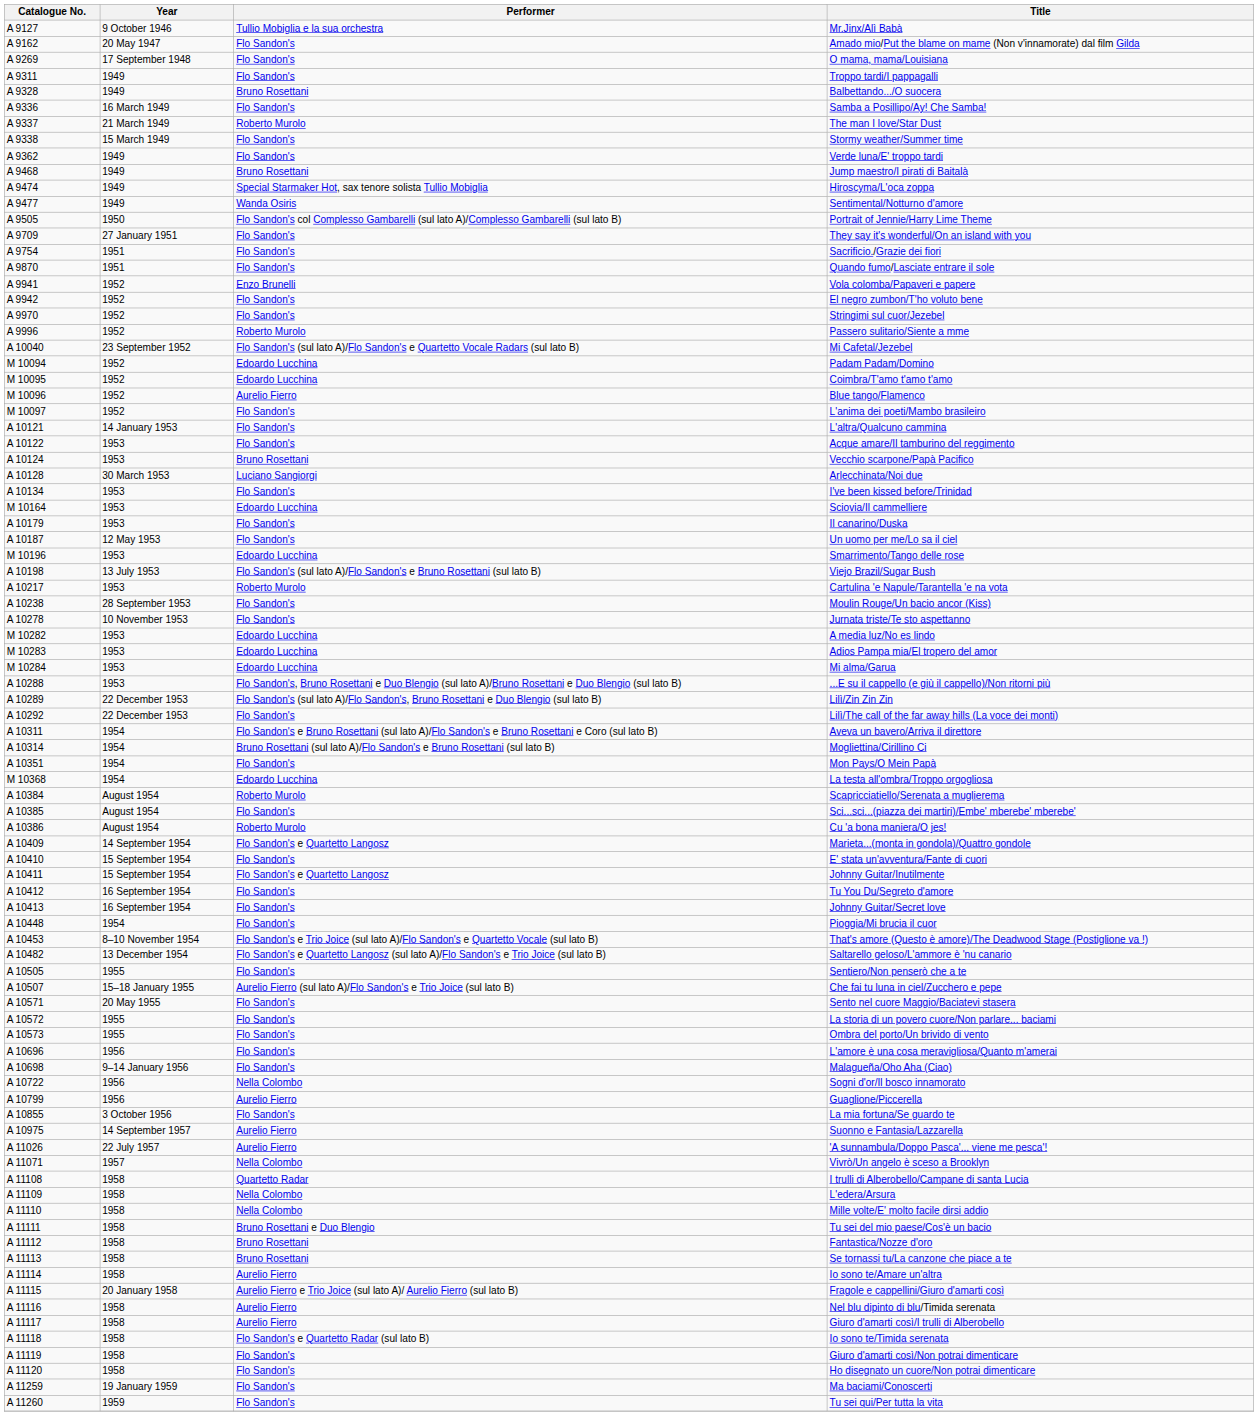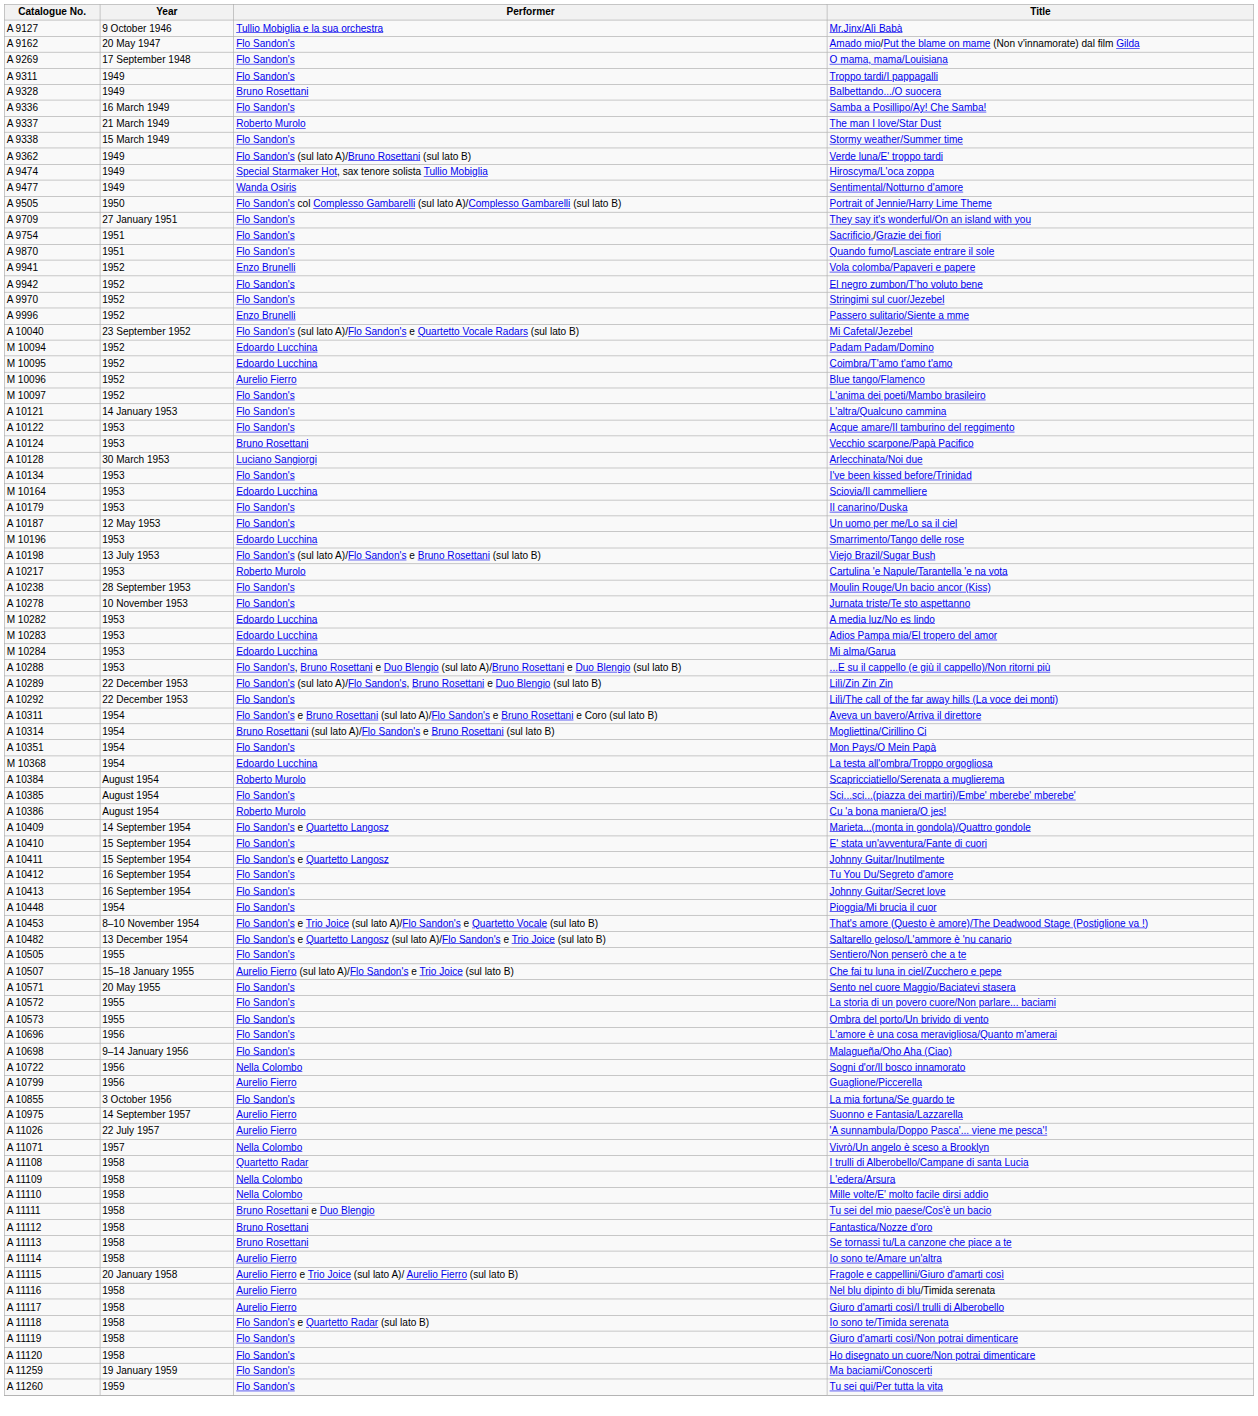(265, 156) Flo Sandon's -> (354, 156) Flo Sandon's (sul lato A)/Bruno Rosettani (sul lato B)
- row: (899, 172)
(271, 332) Roberto Murolo -> (266, 316) Enzo Brunelli
